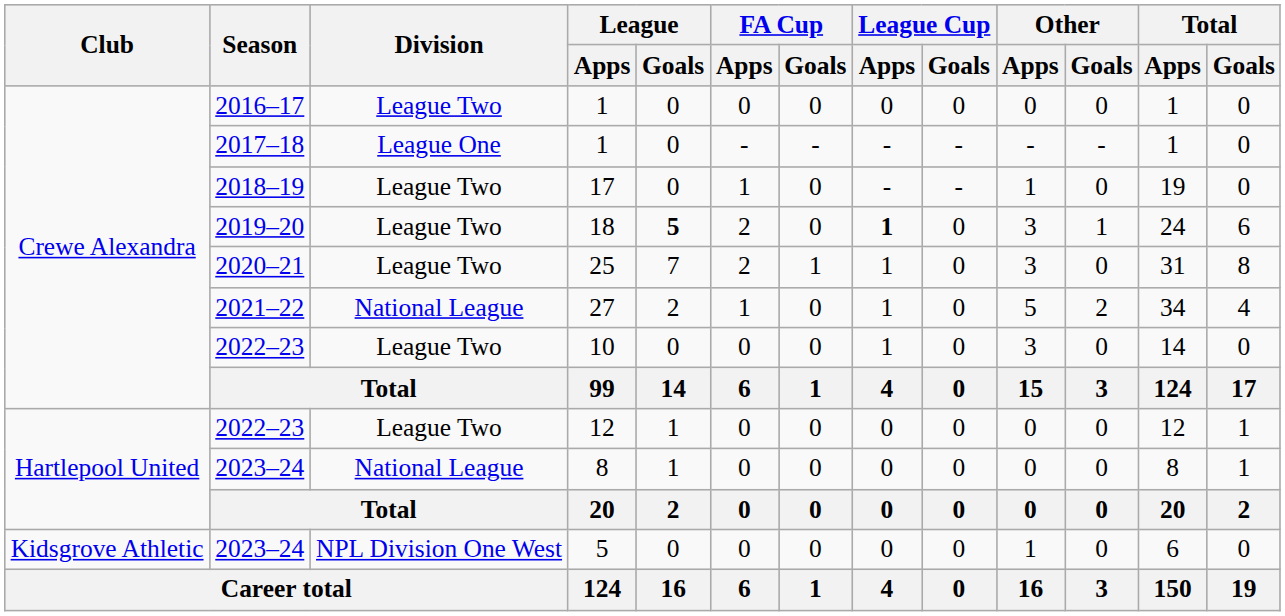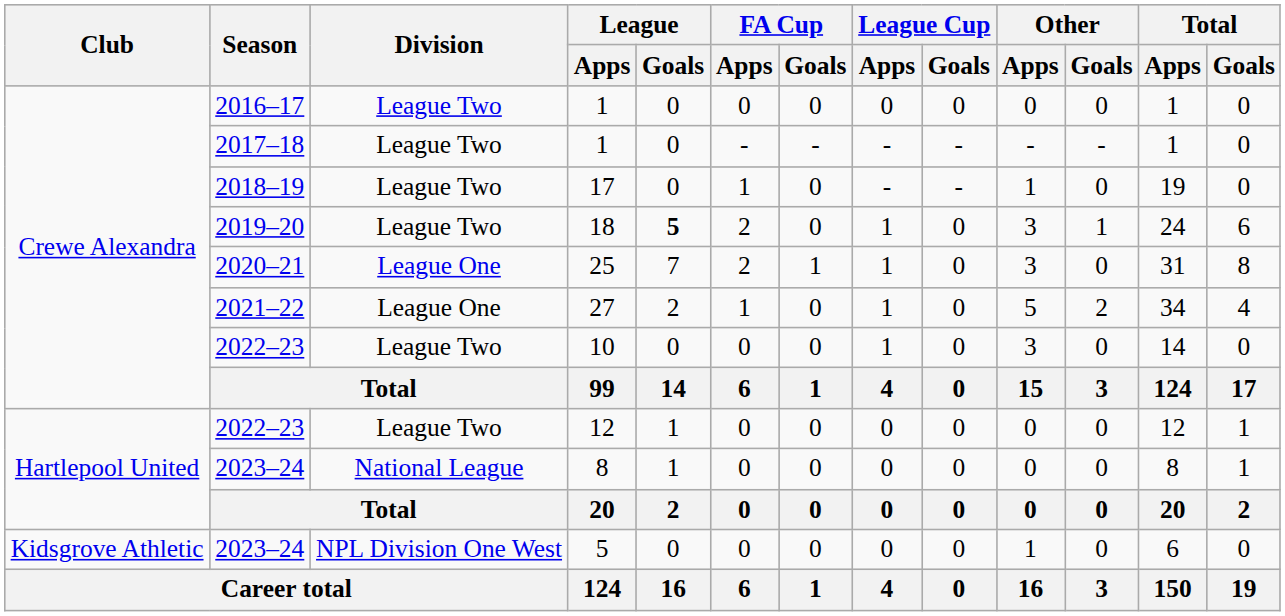(439, 145) League One -> (439, 145) League Two
(887, 226) bold -> (887, 226) normal
(439, 266) League Two -> (439, 266) League One
(439, 307) National League -> (439, 307) League One
